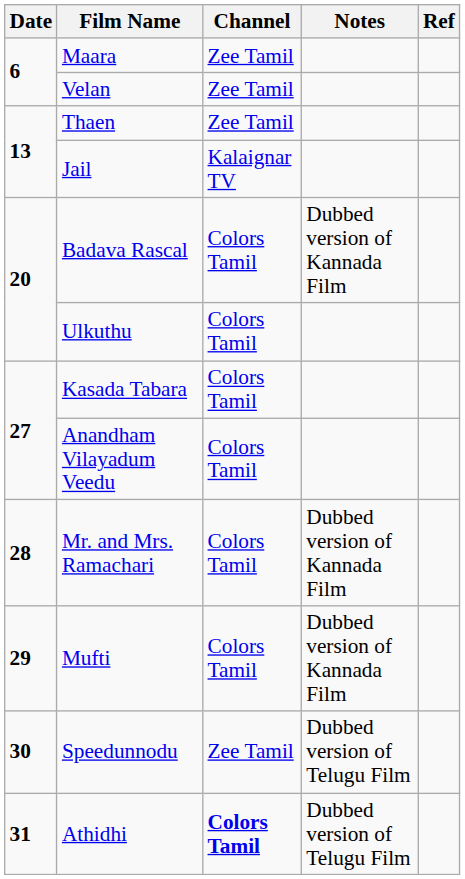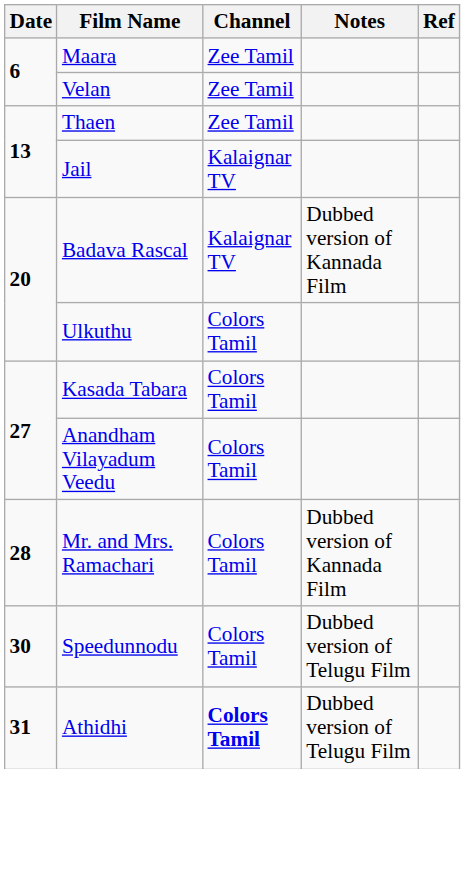(236, 249) Colors Tamil -> (249, 249) Kalaignar TV
- row: (86, 658)
(251, 751) Zee Tamil -> (236, 646) Colors Tamil
